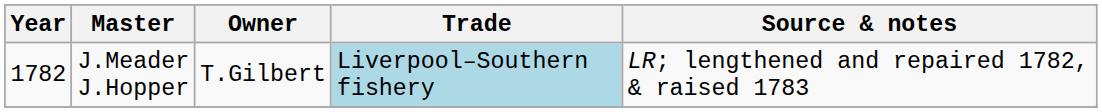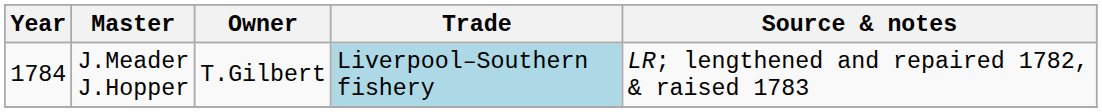(38, 75) 1782 -> (38, 75) 1784
